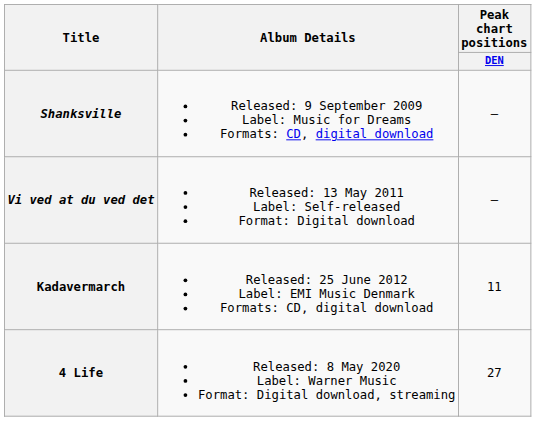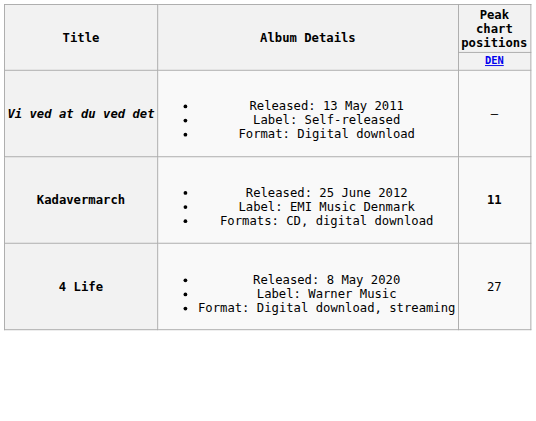- row: (81, 113)
(494, 287) normal -> (494, 200) bold
